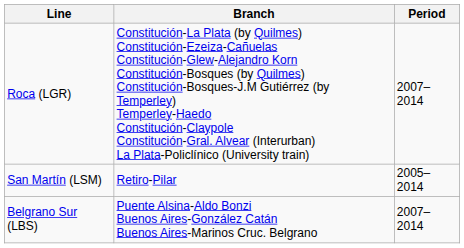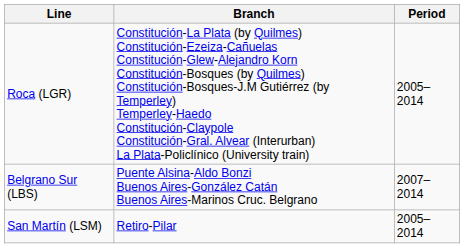(414, 93) 2007–2014 -> (414, 93) 2005–2014
rows swapped: (54, 180) <-> (42, 219)
